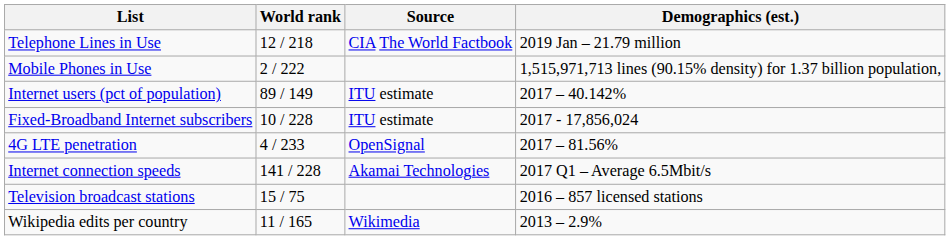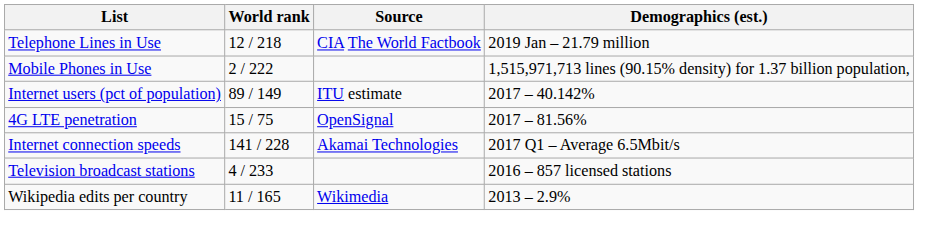- row: (130, 119)
(282, 145) 4 / 233 -> (251, 119) 15 / 75
(282, 196) 15 / 75 -> (251, 171) 4 / 233
